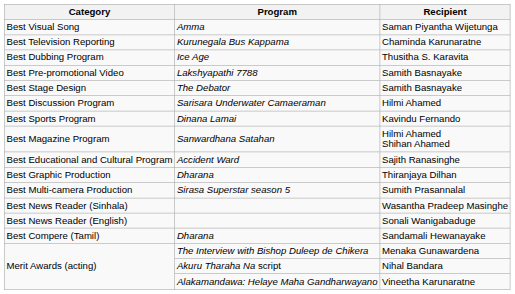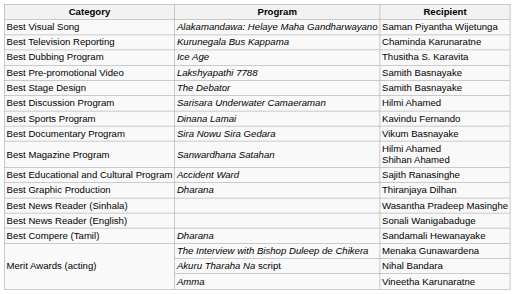(191, 27) Amma -> (277, 27) Alakamandawa: Helaye Maha Gandharwayano
+ row: (66, 133)
- row: (69, 190)
(277, 281) Alakamandawa: Helaye Maha Gandharwayano -> (191, 281) Amma
